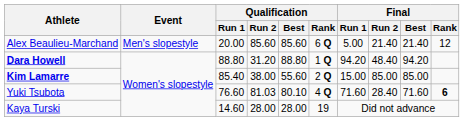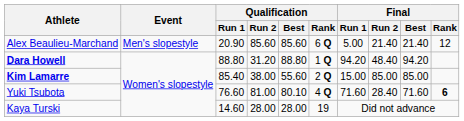(231, 44) 20.00 -> (231, 44) 20.90
(263, 93) 81.03 -> (263, 93) 81.00
